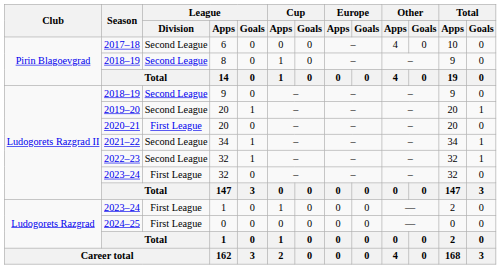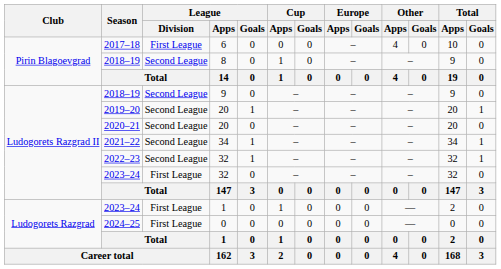(176, 45) Second League -> (176, 45) First League
(176, 126) First League -> (176, 126) Second League
